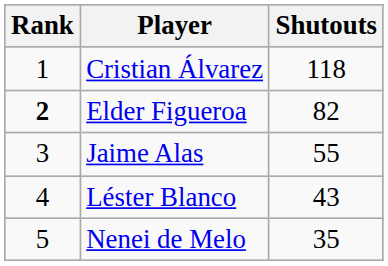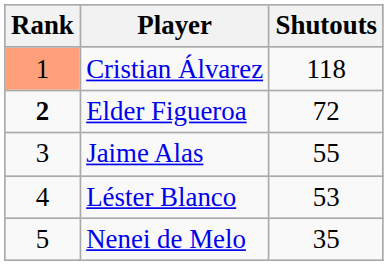(42, 68) no background -> (42, 68) lightsalmon background
(326, 111) 82 -> (326, 111) 72
(326, 196) 43 -> (326, 196) 53
